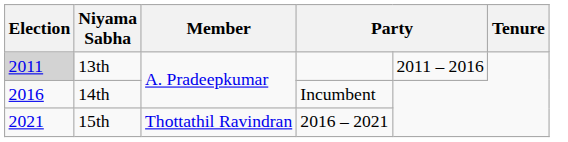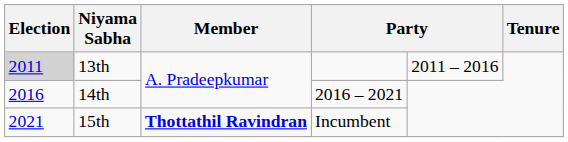(338, 94) Incumbent -> (359, 94) 2016 – 2021
(219, 121) normal -> (226, 121) bold
(344, 121) 2016 – 2021 -> (353, 121) Incumbent
